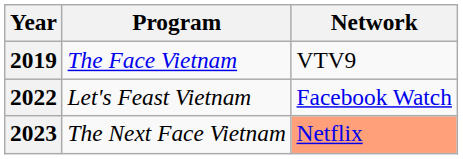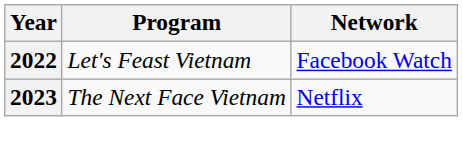- row: (33, 60)
(330, 134) lightsalmon background -> (330, 97) no background
